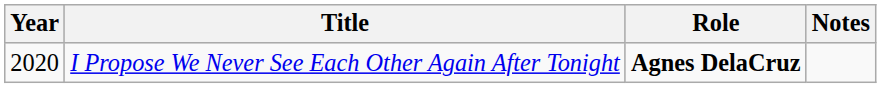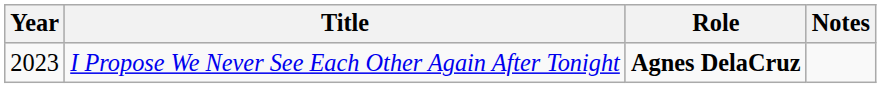(35, 62) 2020 -> (35, 62) 2023
